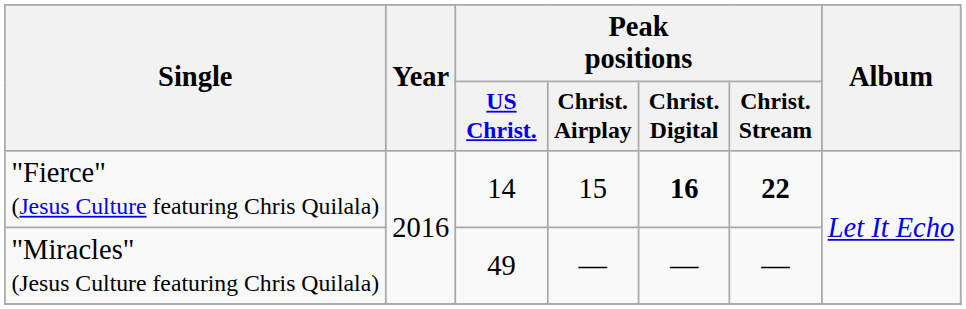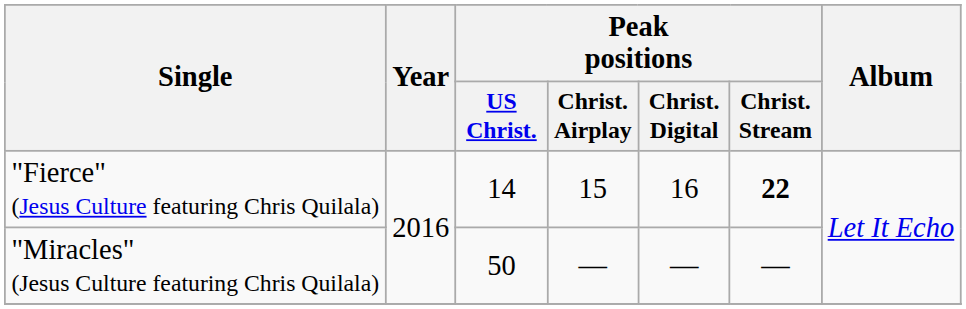(684, 188) bold -> (684, 188) normal
(501, 265) 49 -> (501, 265) 50
